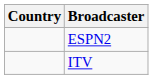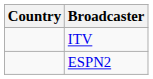rows swapped: (80, 62) <-> (89, 39)
